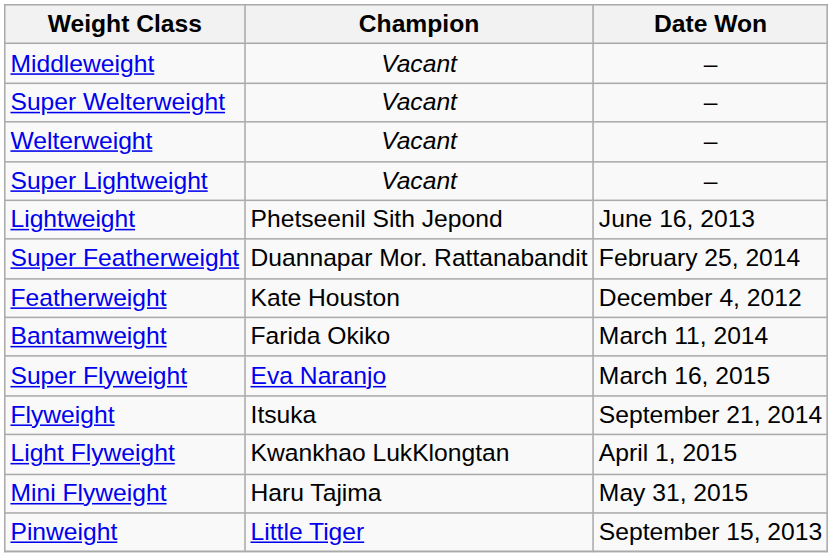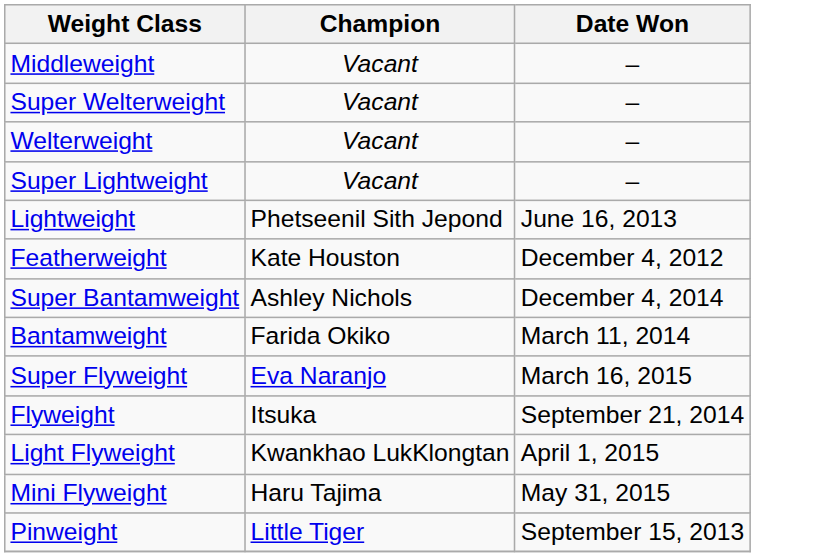- row: (125, 258)
+ row: (125, 297)
